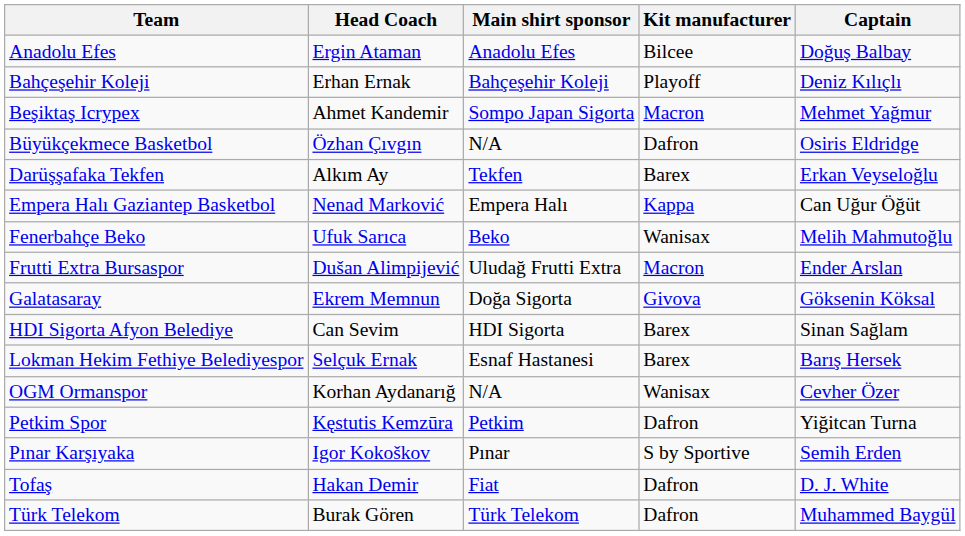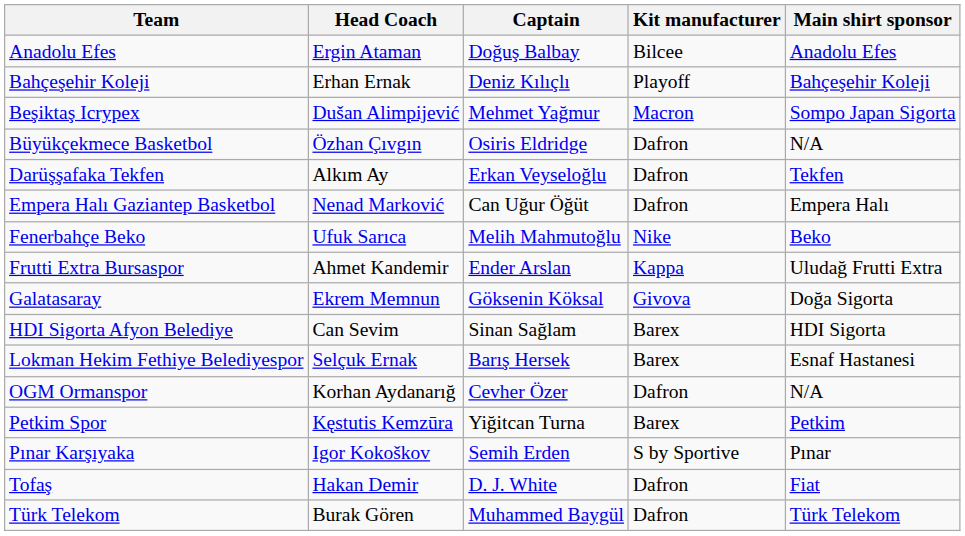columns swapped: (878, 19) <-> (551, 19)
(381, 112) Ahmet Kandemir -> (386, 112) Dušan Alimpijević
(667, 174) Barex -> (661, 174) Dafron
(669, 205) Kappa -> (661, 205) Dafron
(677, 236) Wanisax -> (652, 236) Nike
(386, 267) Dušan Alimpijević -> (381, 267) Ahmet Kandemir
(674, 267) Macron -> (658, 267) Kappa
(677, 391) Wanisax -> (661, 391) Dafron
(671, 422) Dafron -> (656, 422) Barex
